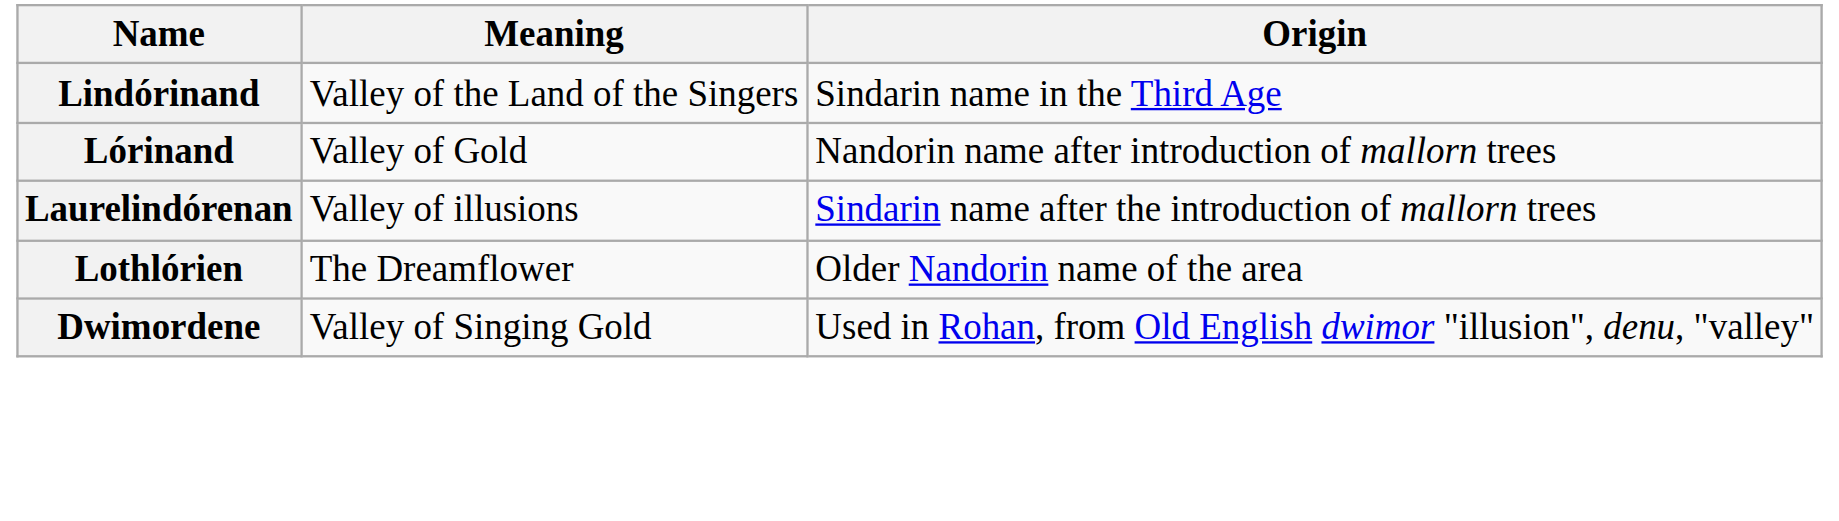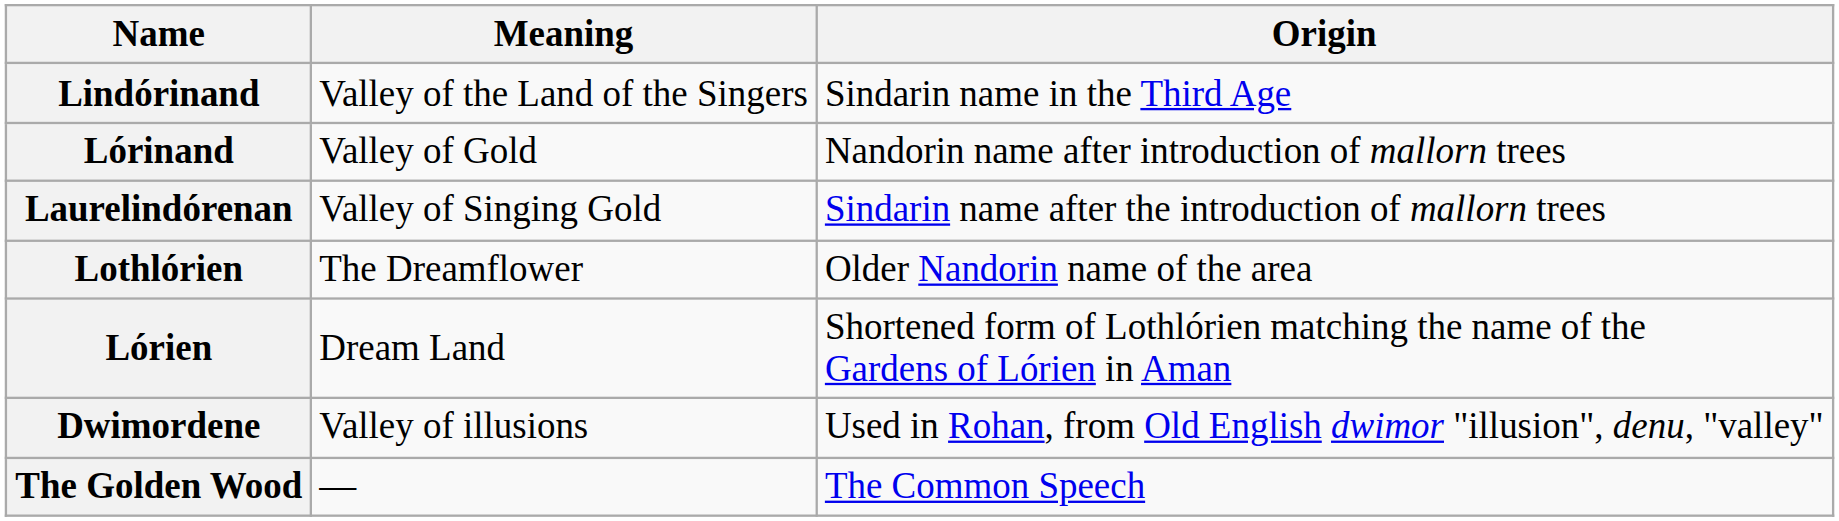(444, 209) Valley of illusions -> (490, 209) Valley of Singing Gold
+ row: (159, 347)
(481, 326) Valley of Singing Gold -> (454, 427) Valley of illusions
+ row: (159, 485)
